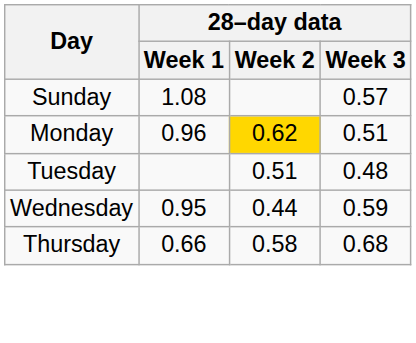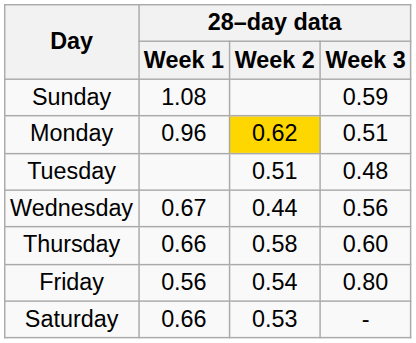(366, 97) 0.57 -> (366, 97) 0.59
(184, 208) 0.95 -> (184, 208) 0.67
(366, 208) 0.59 -> (366, 208) 0.56
(366, 245) 0.68 -> (366, 245) 0.60
+ row: (72, 282)
+ row: (72, 319)
